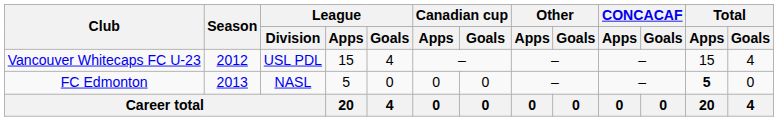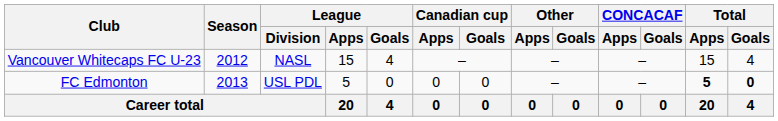(293, 60) USL PDL -> (293, 60) NASL
(293, 82) NASL -> (293, 82) USL PDL
(750, 82) normal -> (750, 82) bold
